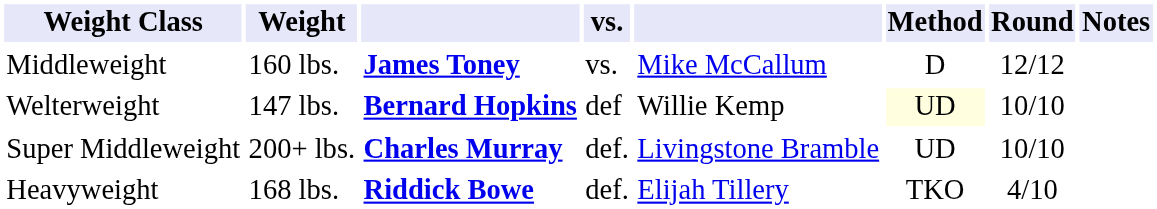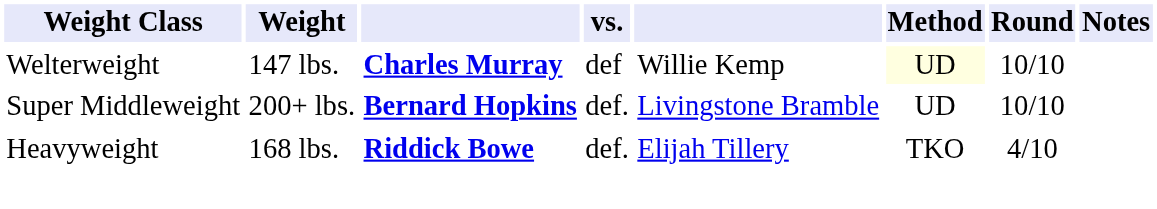- row: (86, 64)
(470, 106) Bernard Hopkins -> (463, 64) Charles Murray
(463, 148) Charles Murray -> (470, 106) Bernard Hopkins
